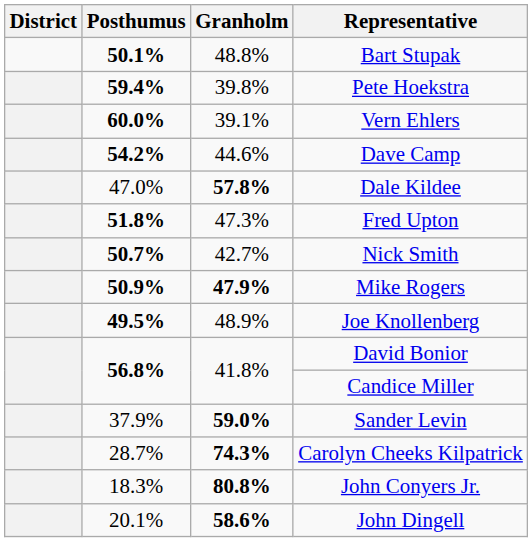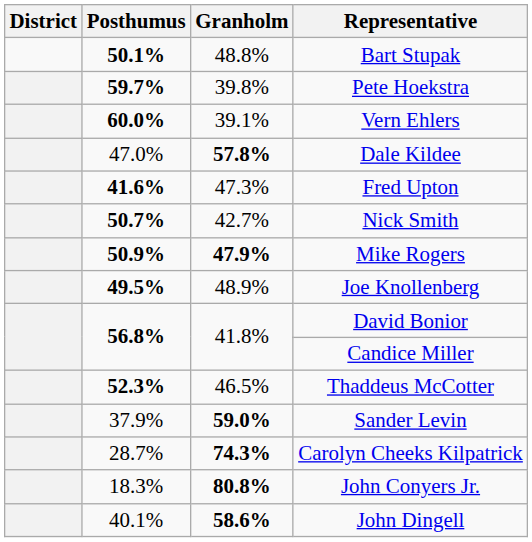(136, 87) 59.4% -> (136, 87) 59.7%
- row: (410, 154)
(136, 220) 51.8% -> (136, 187) 41.6%
+ row: (410, 386)
(136, 519) 20.1% -> (136, 519) 40.1%
